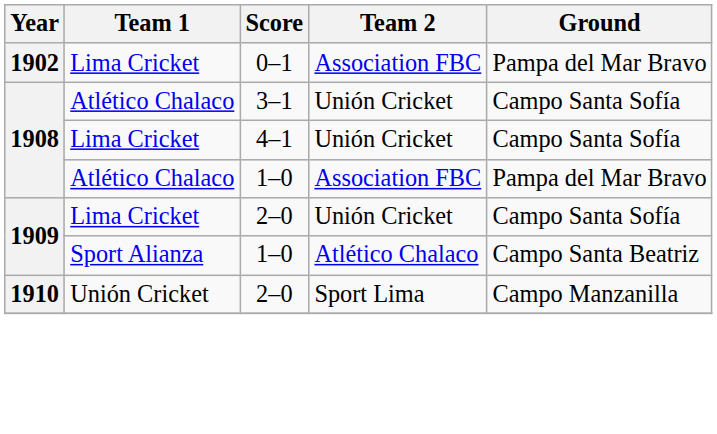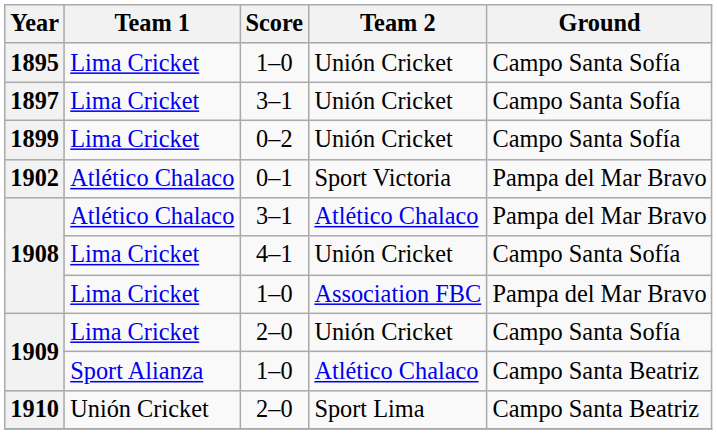+ row: (35, 62)
+ row: (35, 100)
+ row: (35, 139)
(135, 62) Lima Cricket -> (152, 178) Atlético Chalaco
(398, 62) Association FBC -> (383, 178) Sport Victoria
(384, 100) Unión Cricket -> (396, 216) Atlético Chalaco
(586, 100) Campo Santa Sofía -> (600, 216) Pampa del Mar Bravo
(152, 178) Atlético Chalaco -> (135, 293) Lima Cricket
(585, 293) Campo Manzanilla -> (596, 409) Campo Santa Beatriz
